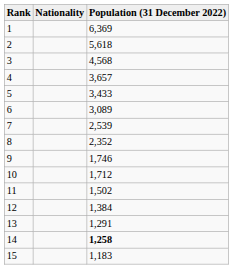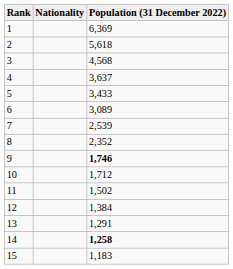(100, 77) 3,657 -> (100, 77) 3,637
(100, 158) normal -> (100, 158) bold
